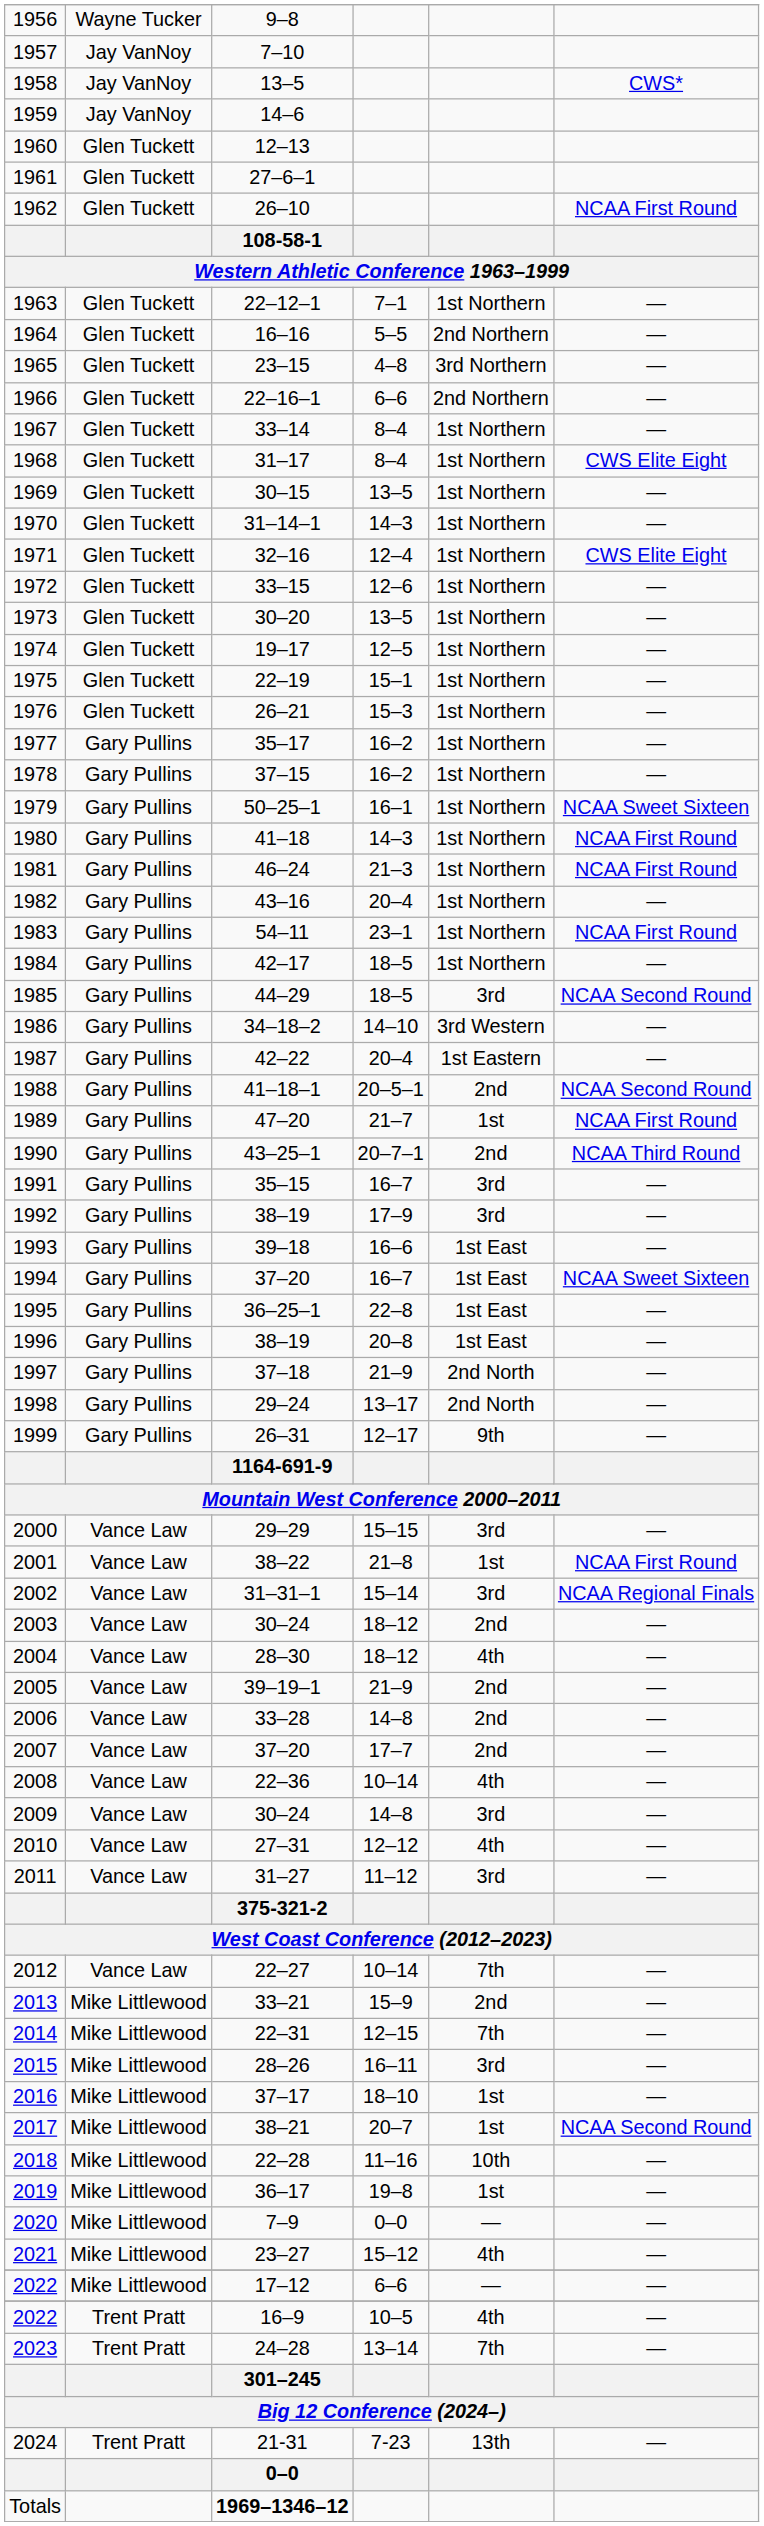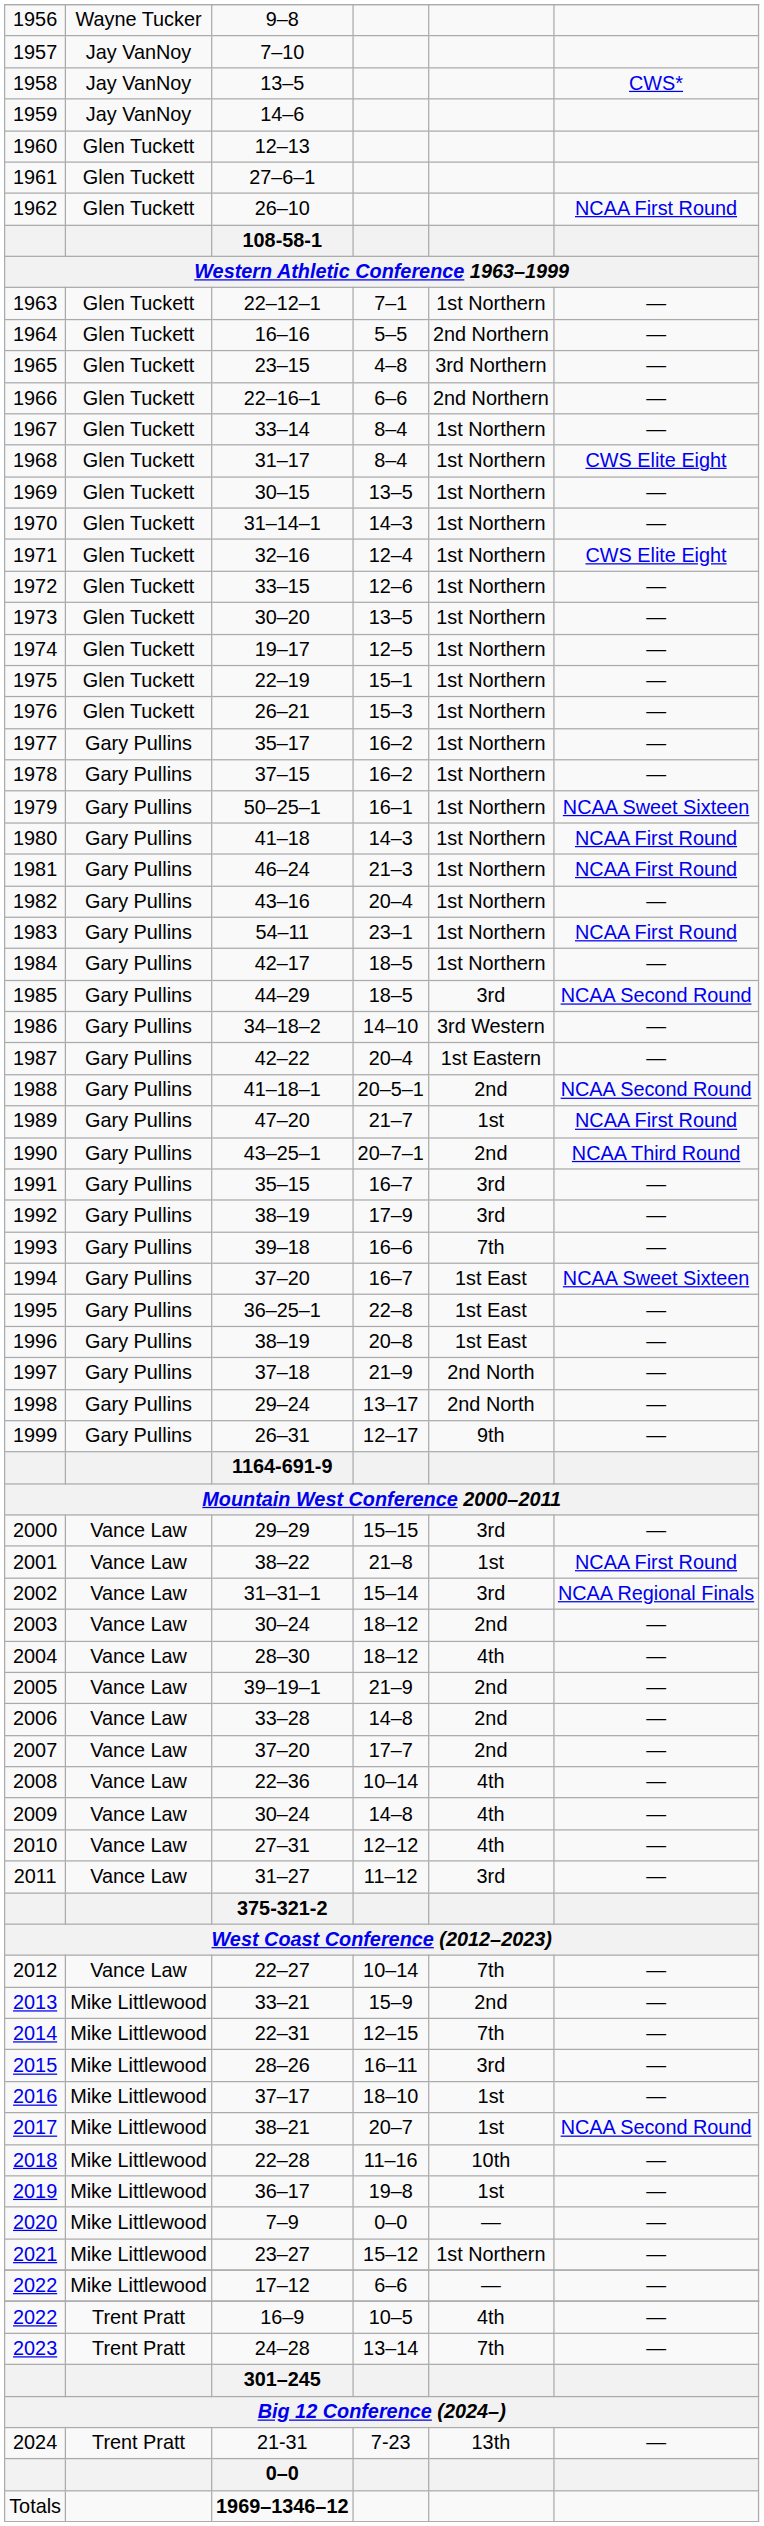(491, 1247) 1st East -> (491, 1247) 7th
(491, 1813) 3rd -> (491, 1813) 4th
(491, 2254) 4th -> (491, 2254) 1st Northern
